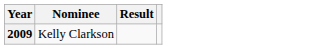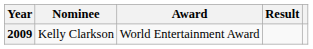+ column: (190, 14)
